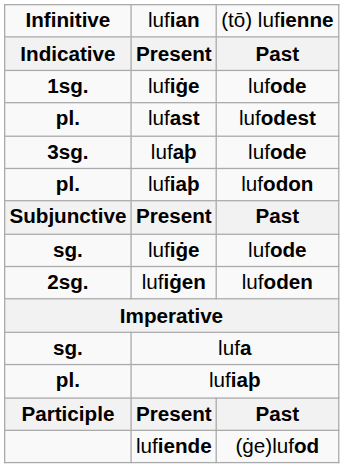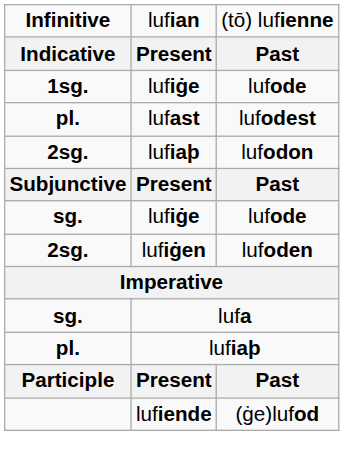- row: (174, 151)
(68, 184) pl. -> (68, 151) 2sg.
